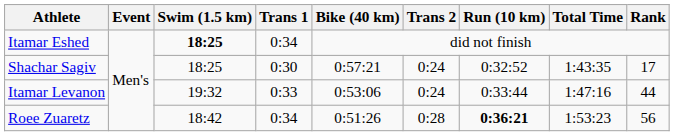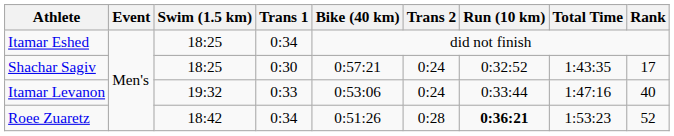(205, 42) bold -> (205, 42) normal
(648, 93) 44 -> (648, 93) 40
(648, 118) 56 -> (648, 118) 52
